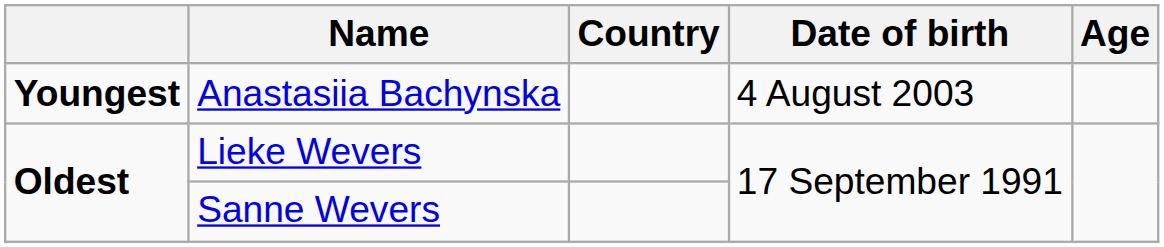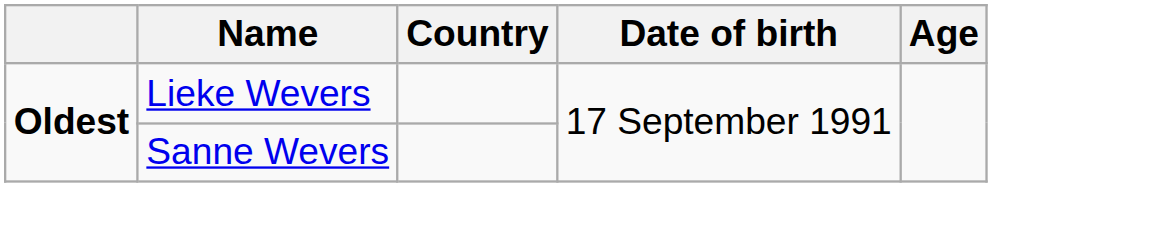- row: (379, 92)
